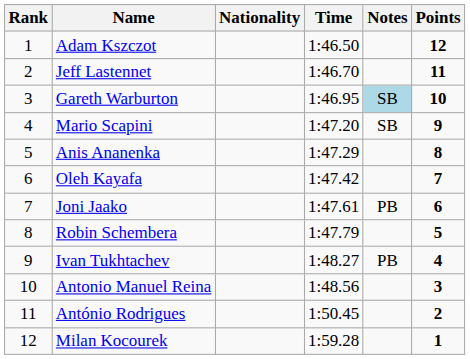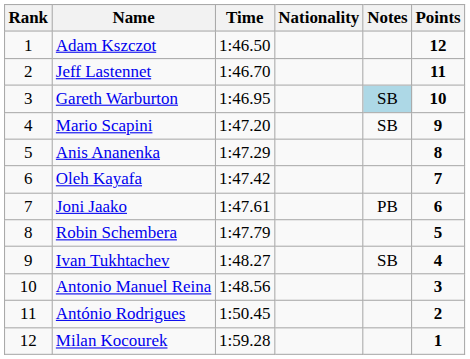columns swapped: (260, 17) <-> (334, 17)
(387, 260) PB -> (387, 260) SB
